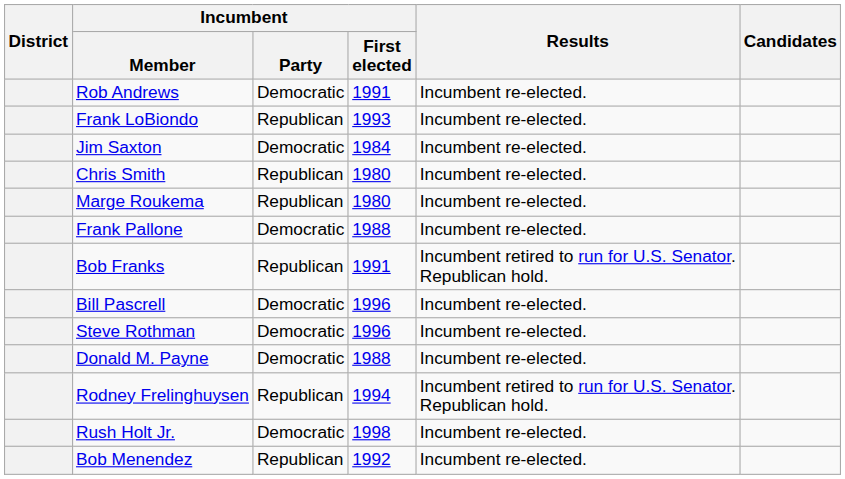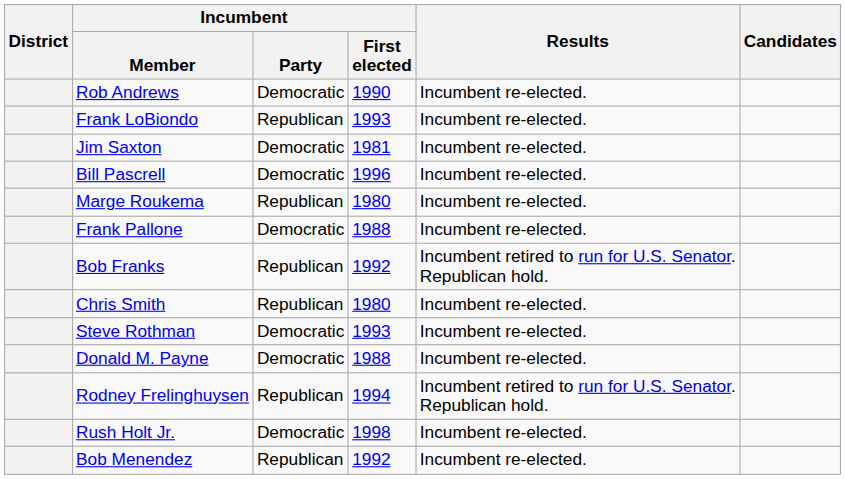(371, 92) 1991 -> (371, 92) 1990
(371, 147) 1984 -> (371, 147) 1981
rows swapped: (121, 174) <-> (121, 303)
(371, 266) 1991 -> (371, 266) 1992
(371, 331) 1996 -> (371, 331) 1993
